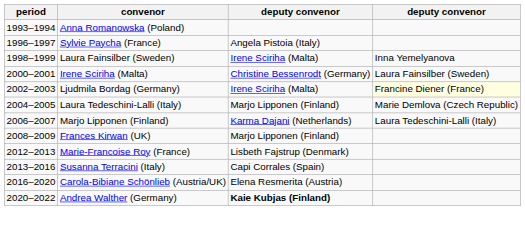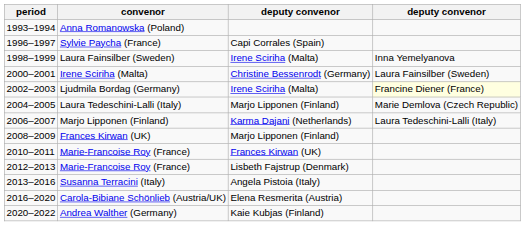(275, 43) Angela Pistoia (Italy) -> (277, 43) Capi Corrales (Spain)
+ row: (31, 151)
(277, 167) Capi Corrales (Spain) -> (275, 182) Angela Pistoia (Italy)
(280, 197) bold -> (277, 213) normal
